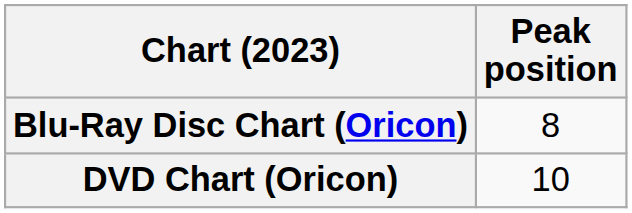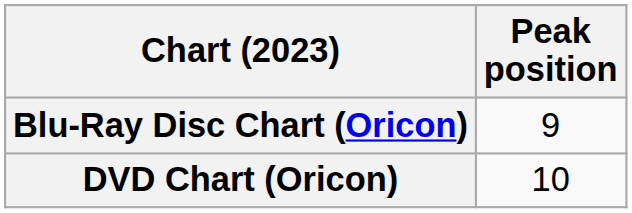(551, 125) 8 -> (551, 125) 9
